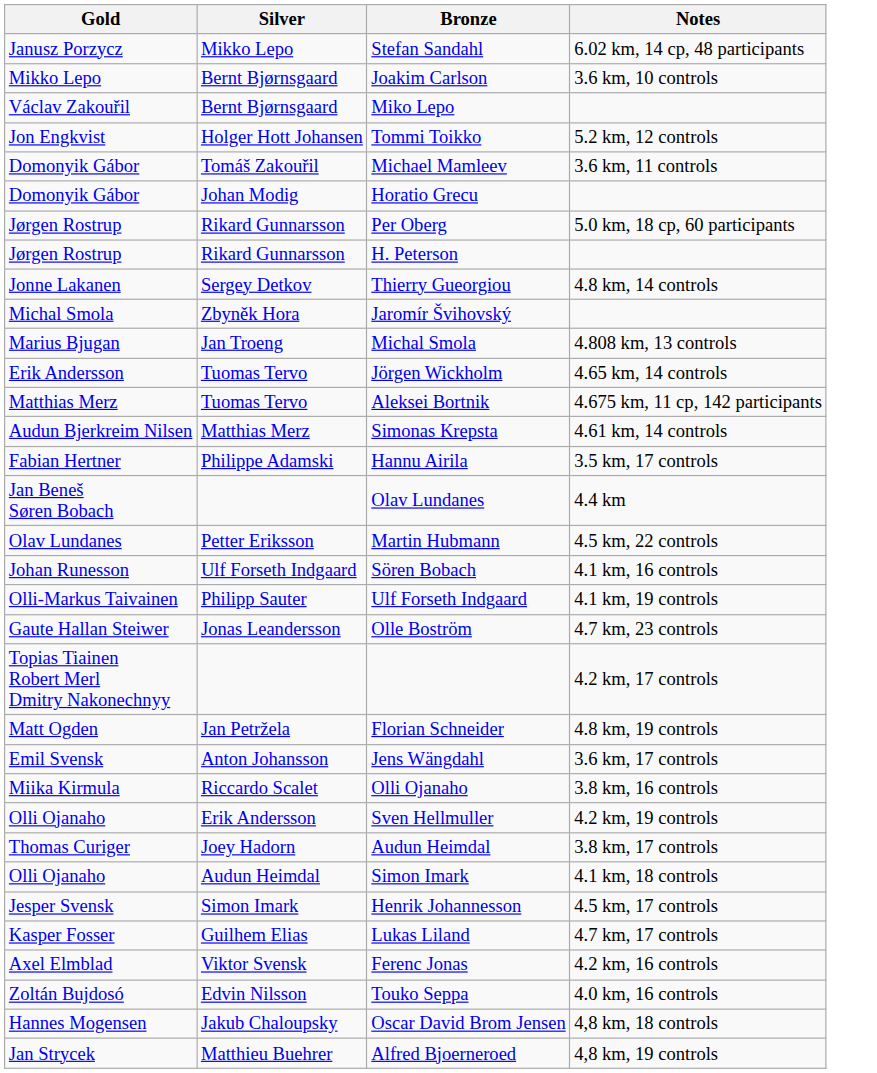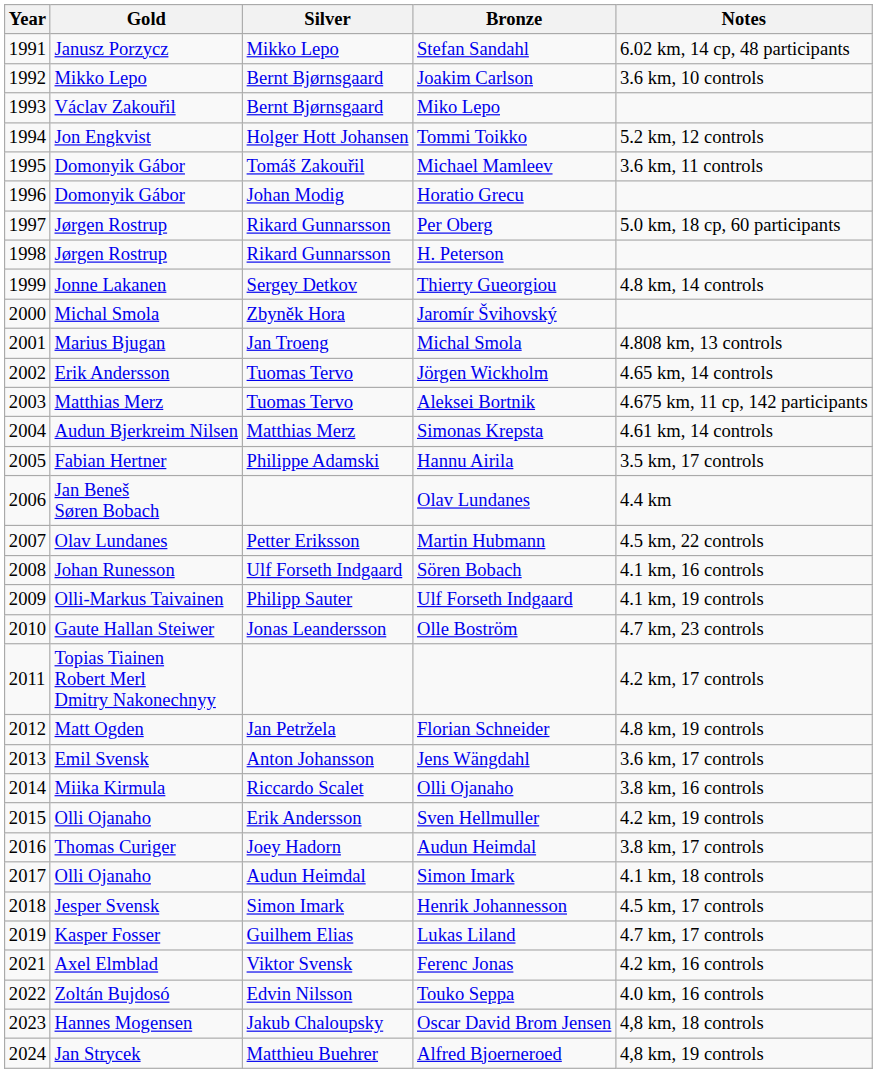+ column: (27, 19)
